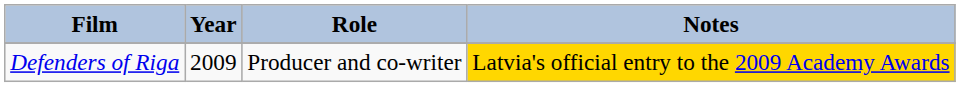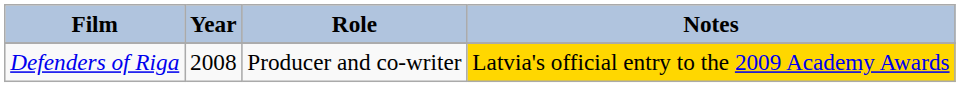(213, 62) 2009 -> (213, 62) 2008
